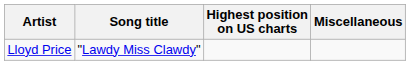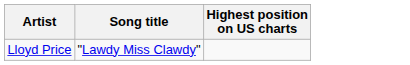- column: (358, 22)
